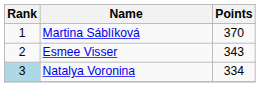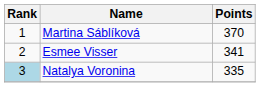(234, 52) 343 -> (234, 52) 341
(234, 71) 334 -> (234, 71) 335
